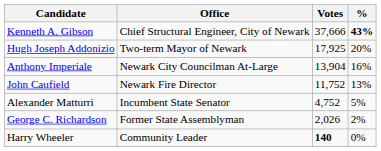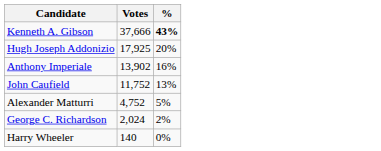- column: (215, 13)
(330, 66) 13,904 -> (135, 66) 13,902
(327, 119) 2,026 -> (132, 119) 2,024
(323, 137) bold -> (128, 137) normal
